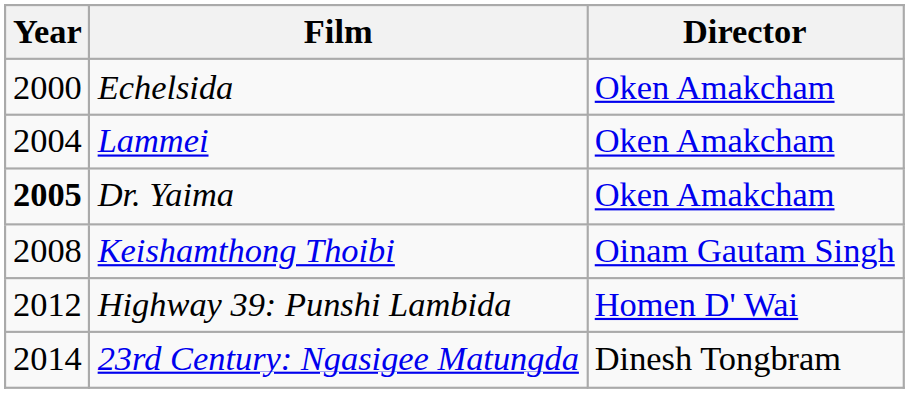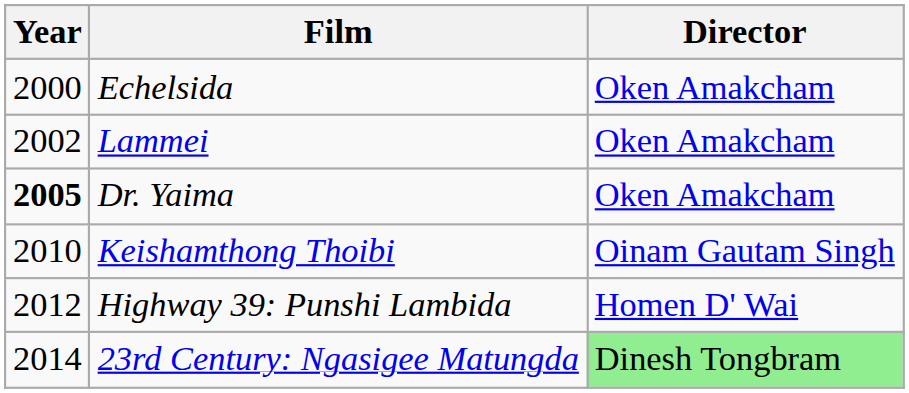(47, 140) 2004 -> (47, 140) 2002
(47, 250) 2008 -> (47, 250) 2010
(718, 359) no background -> (718, 359) lightgreen background
